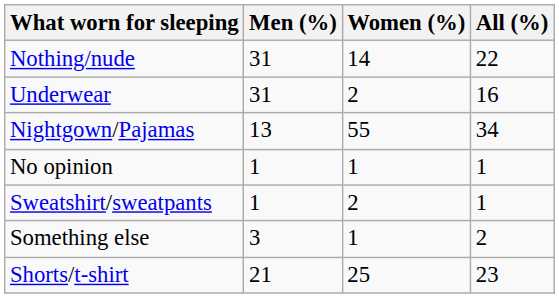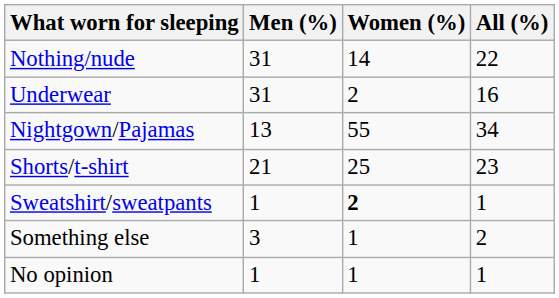rows swapped: (69, 274) <-> (61, 166)
(353, 202) normal -> (353, 202) bold
